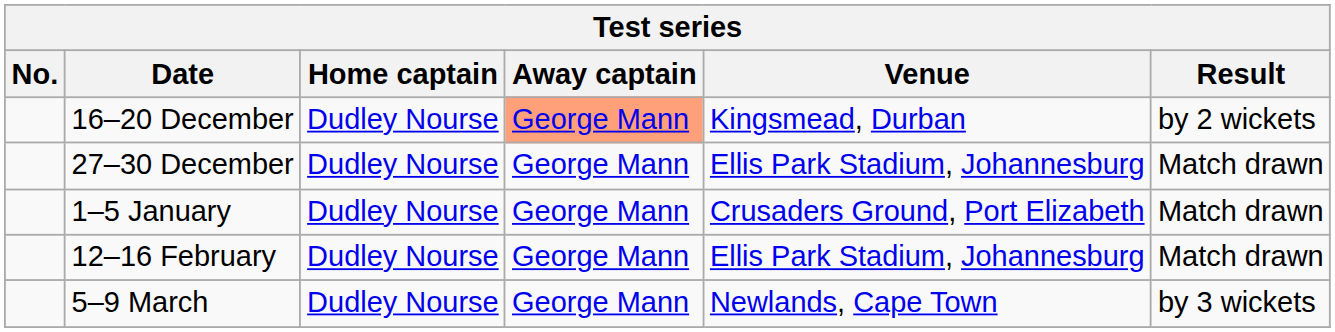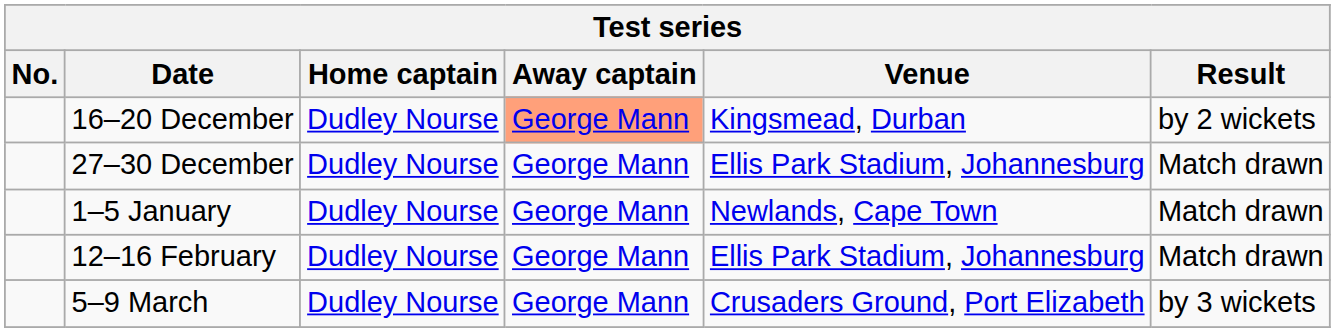(927, 211) Crusaders Ground, Port Elizabeth -> (854, 211) Newlands, Cape Town
(854, 303) Newlands, Cape Town -> (927, 303) Crusaders Ground, Port Elizabeth
